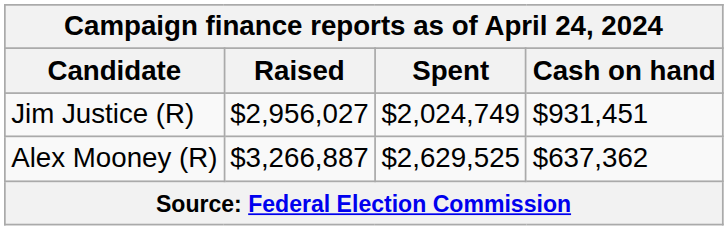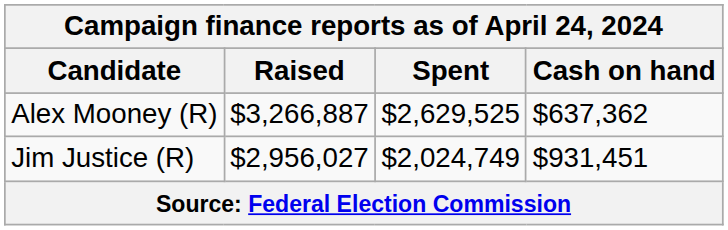rows swapped: (103, 114) <-> (114, 158)
